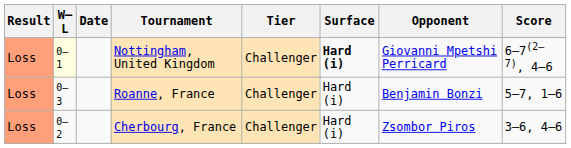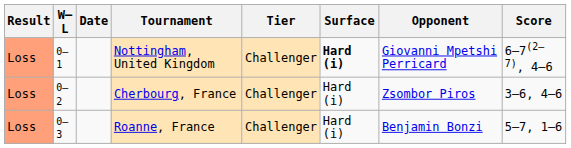(62, 58) lightyellow background -> (62, 58) no background
rows swapped: (175, 127) <-> (164, 94)
